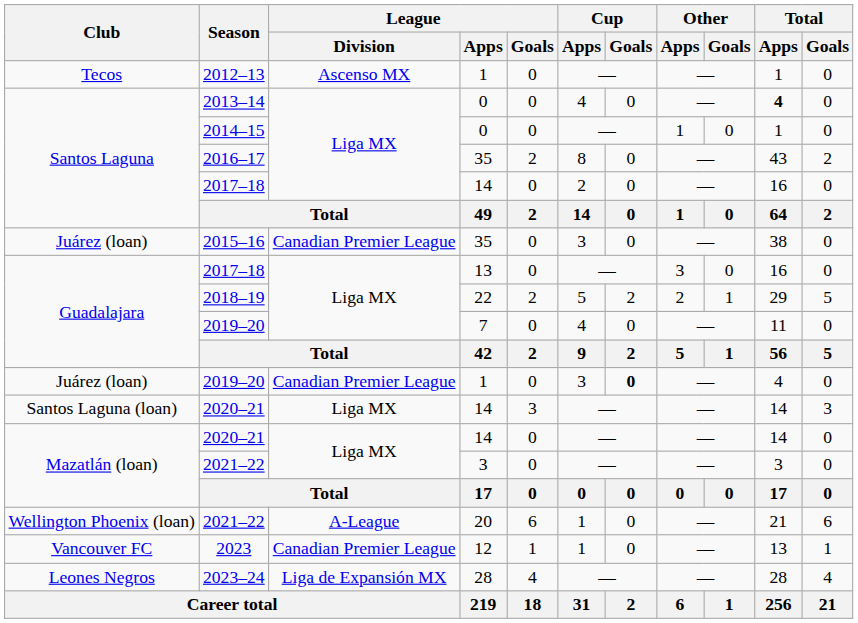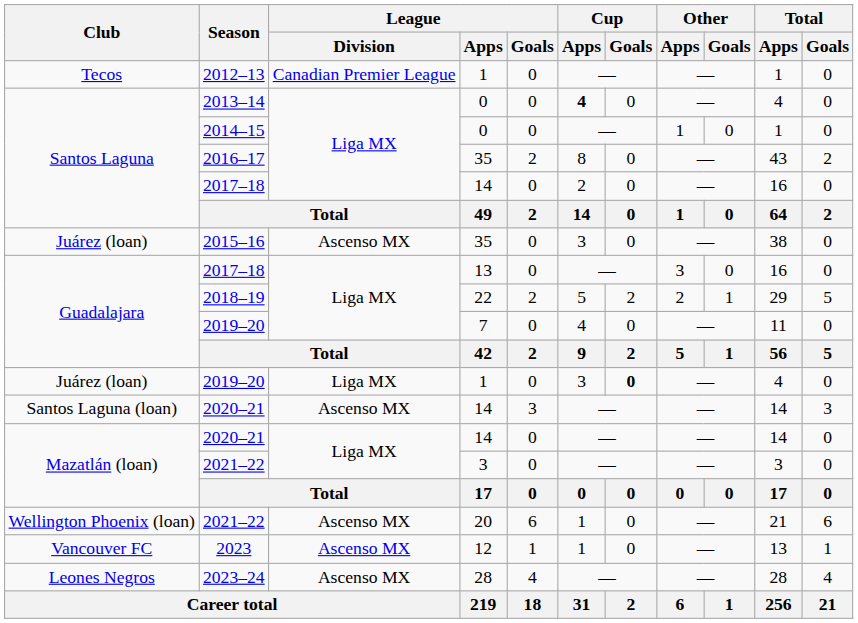(364, 74) Ascenso MX -> (364, 74) Canadian Premier League
(582, 102) normal -> (582, 102) bold
(778, 102) bold -> (778, 102) normal
(364, 241) Canadian Premier League -> (364, 241) Ascenso MX
(364, 381) Canadian Premier League -> (364, 381) Liga MX
(364, 409) Liga MX -> (364, 409) Ascenso MX
(364, 520) A-League -> (364, 520) Ascenso MX
(364, 548) Canadian Premier League -> (364, 548) Ascenso MX
(364, 576) Liga de Expansión MX -> (364, 576) Ascenso MX
